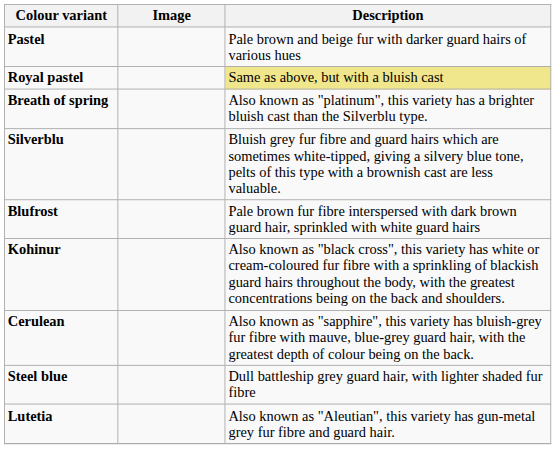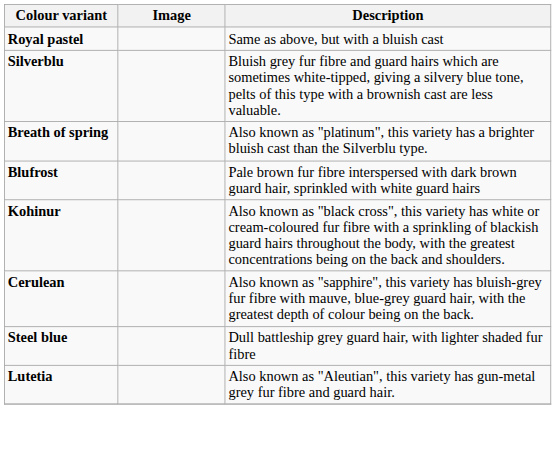- row: (26, 38)
(336, 77) khaki background -> (336, 38) no background
rows swapped: (36, 139) <-> (58, 100)
